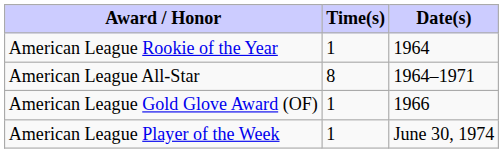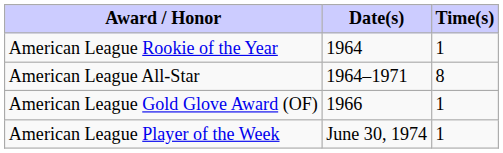columns swapped: (356, 18) <-> (444, 18)
